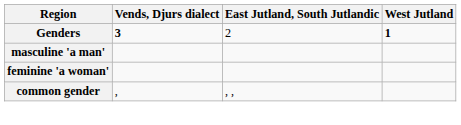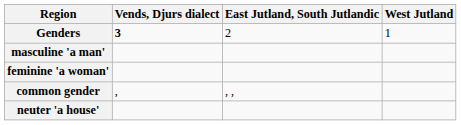(388, 33) bold -> (388, 33) normal
+ row: (58, 110)
